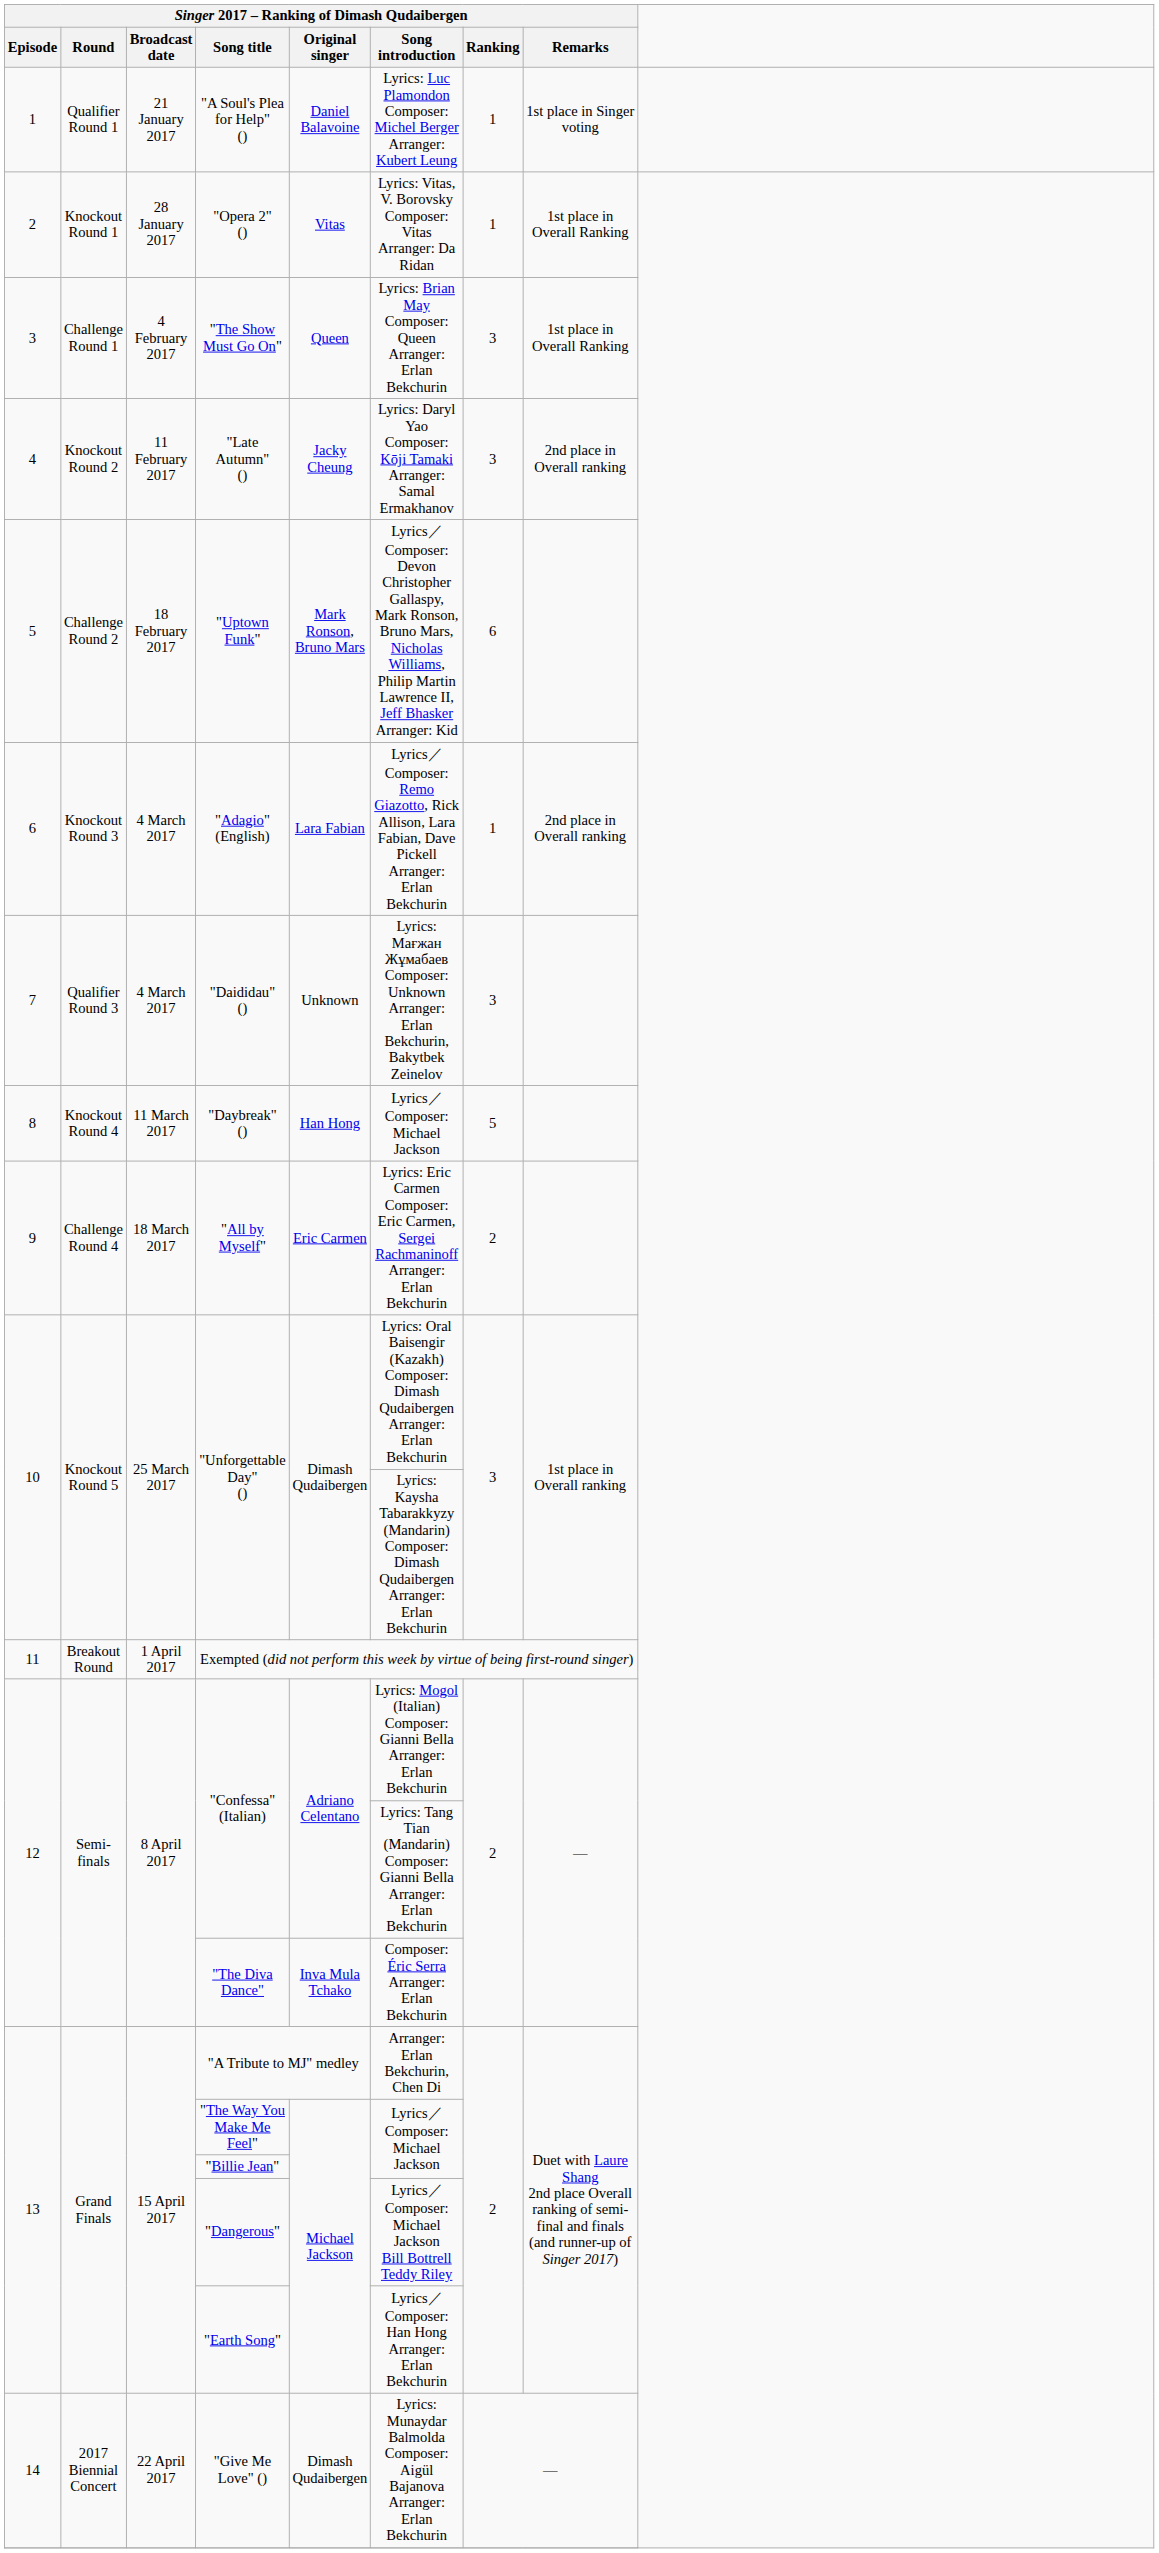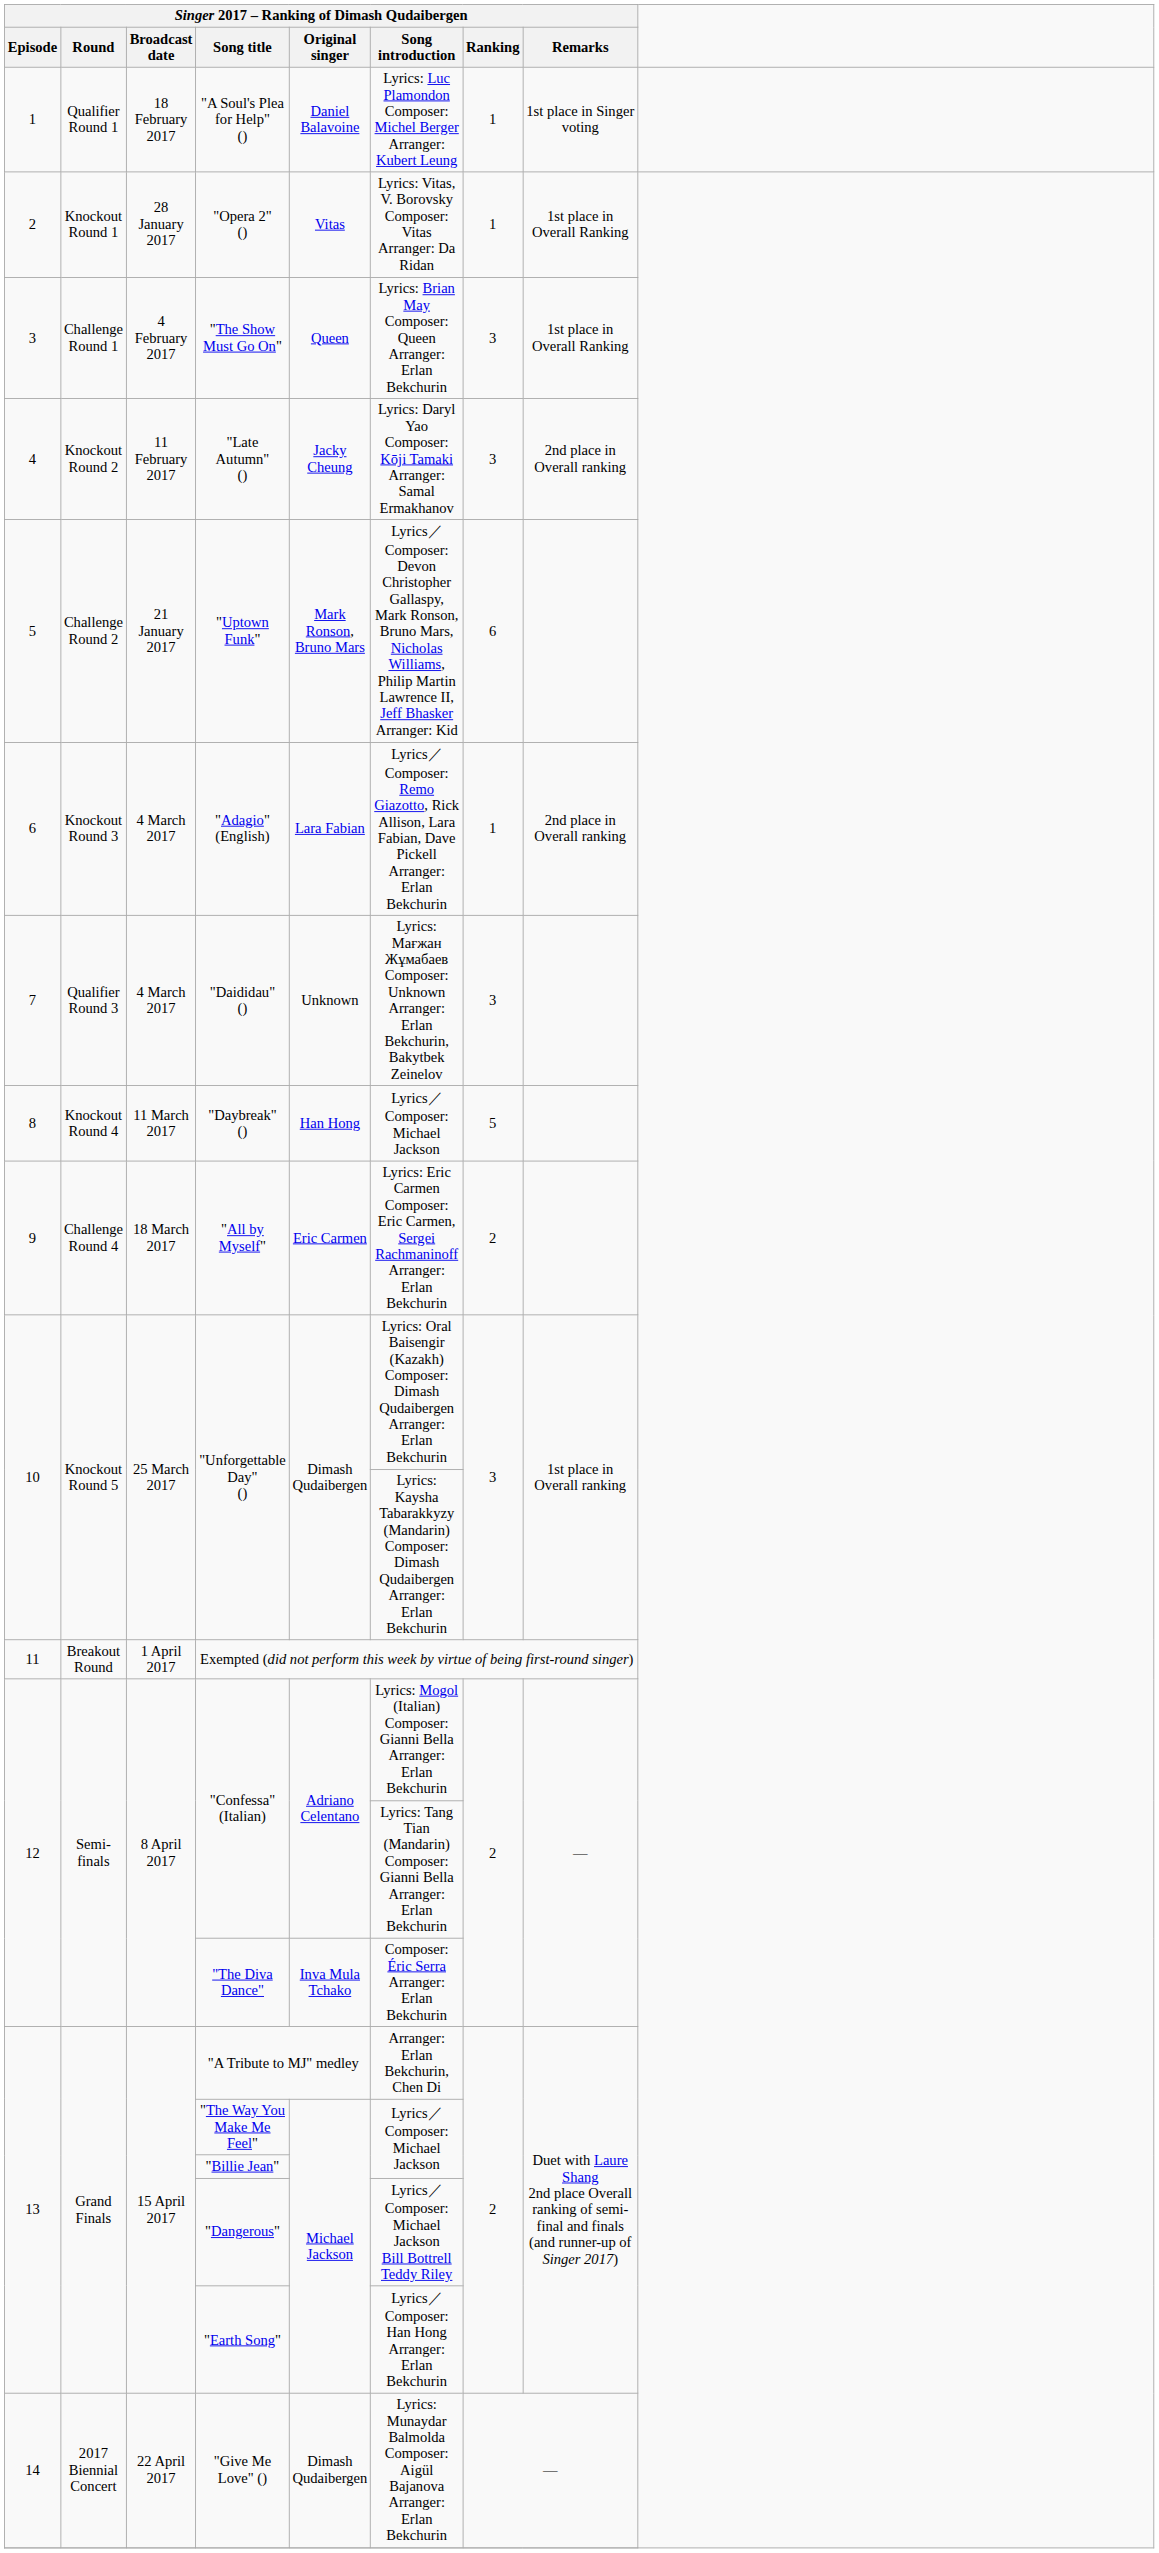(161, 119) 21 January 2017 -> (161, 119) 18 February 2017
(161, 630) 18 February 2017 -> (161, 630) 21 January 2017
